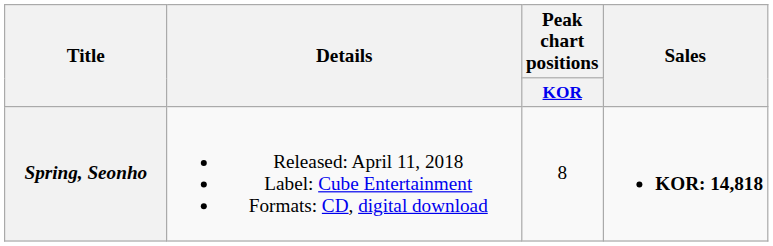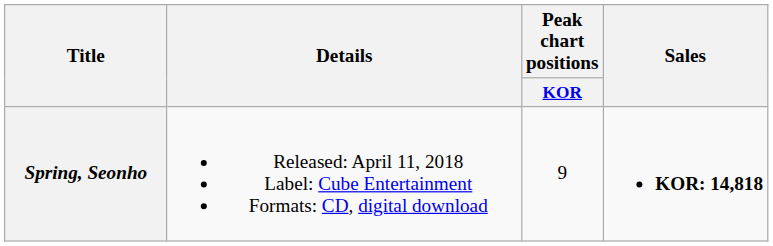(562, 173) 8 -> (562, 173) 9
